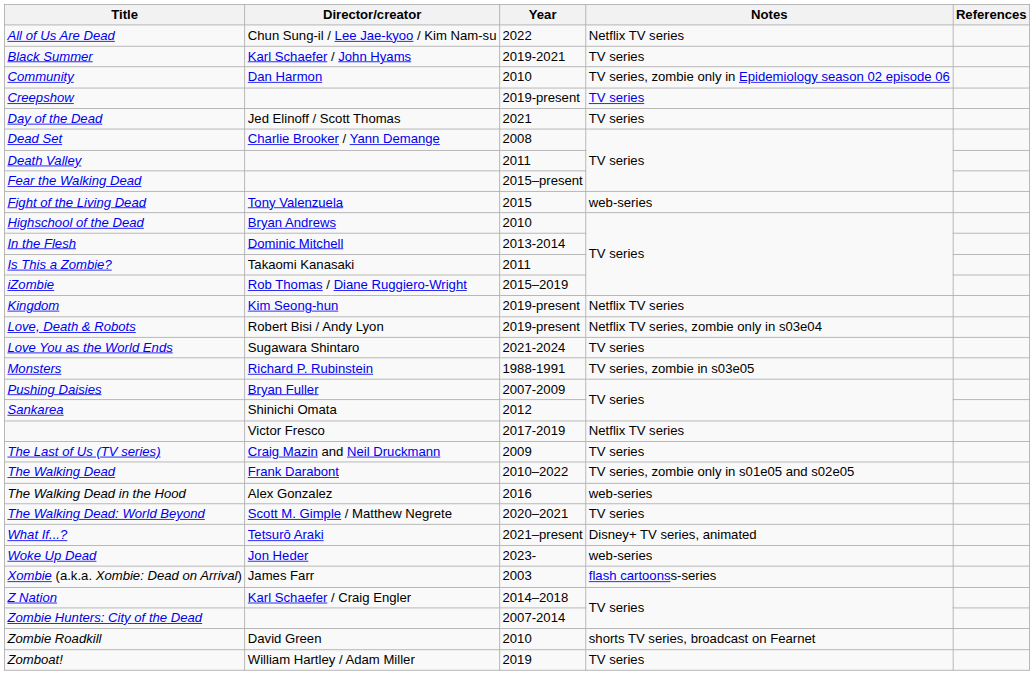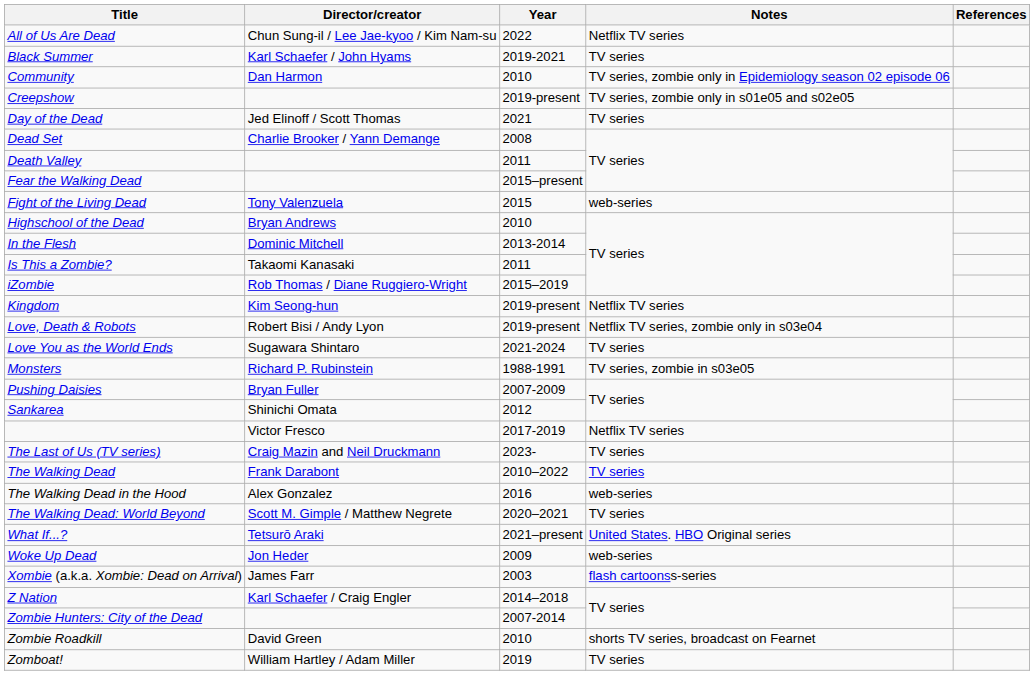(617, 98) TV series -> (722, 98) TV series, zombie only in s01e05 and s02e05
(517, 451) 2009 -> (519, 451) 2023-
(722, 472) TV series, zombie only in s01e05 and s02e05 -> (617, 472) TV series
(673, 535) Disney+ TV series, animated -> (690, 535) United States. HBO Original series
(519, 555) 2023- -> (517, 555) 2009
